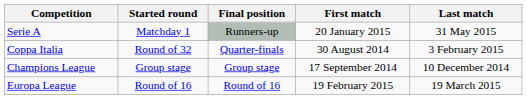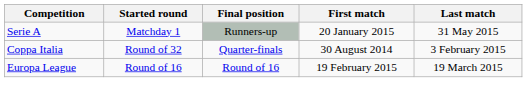- row: (51, 67)
